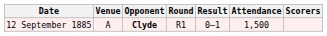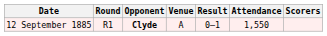columns swapped: (181, 11) <-> (108, 11)
(257, 25) 1,500 -> (257, 25) 1,550
